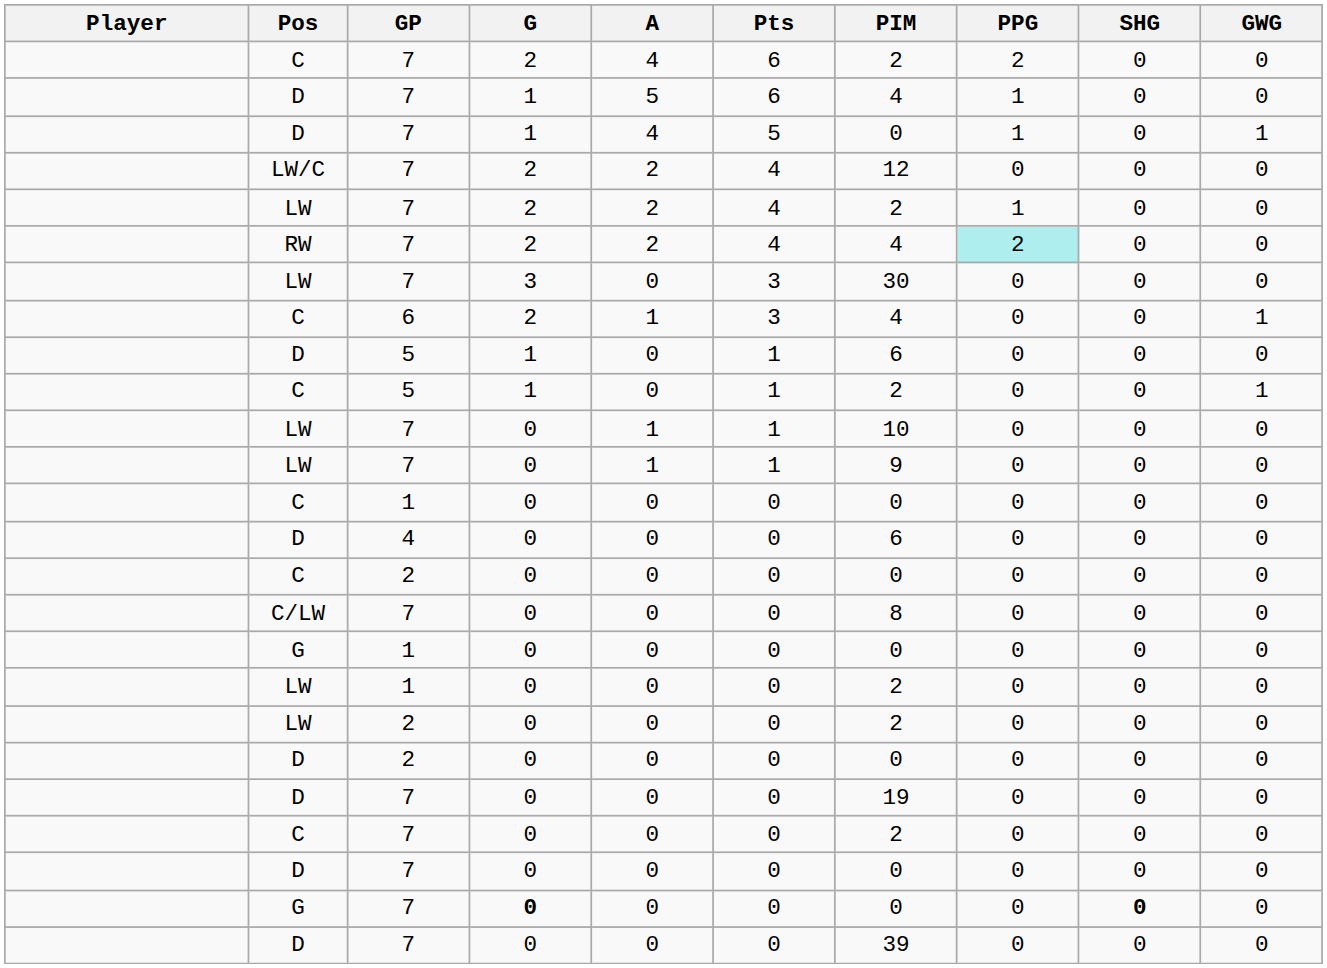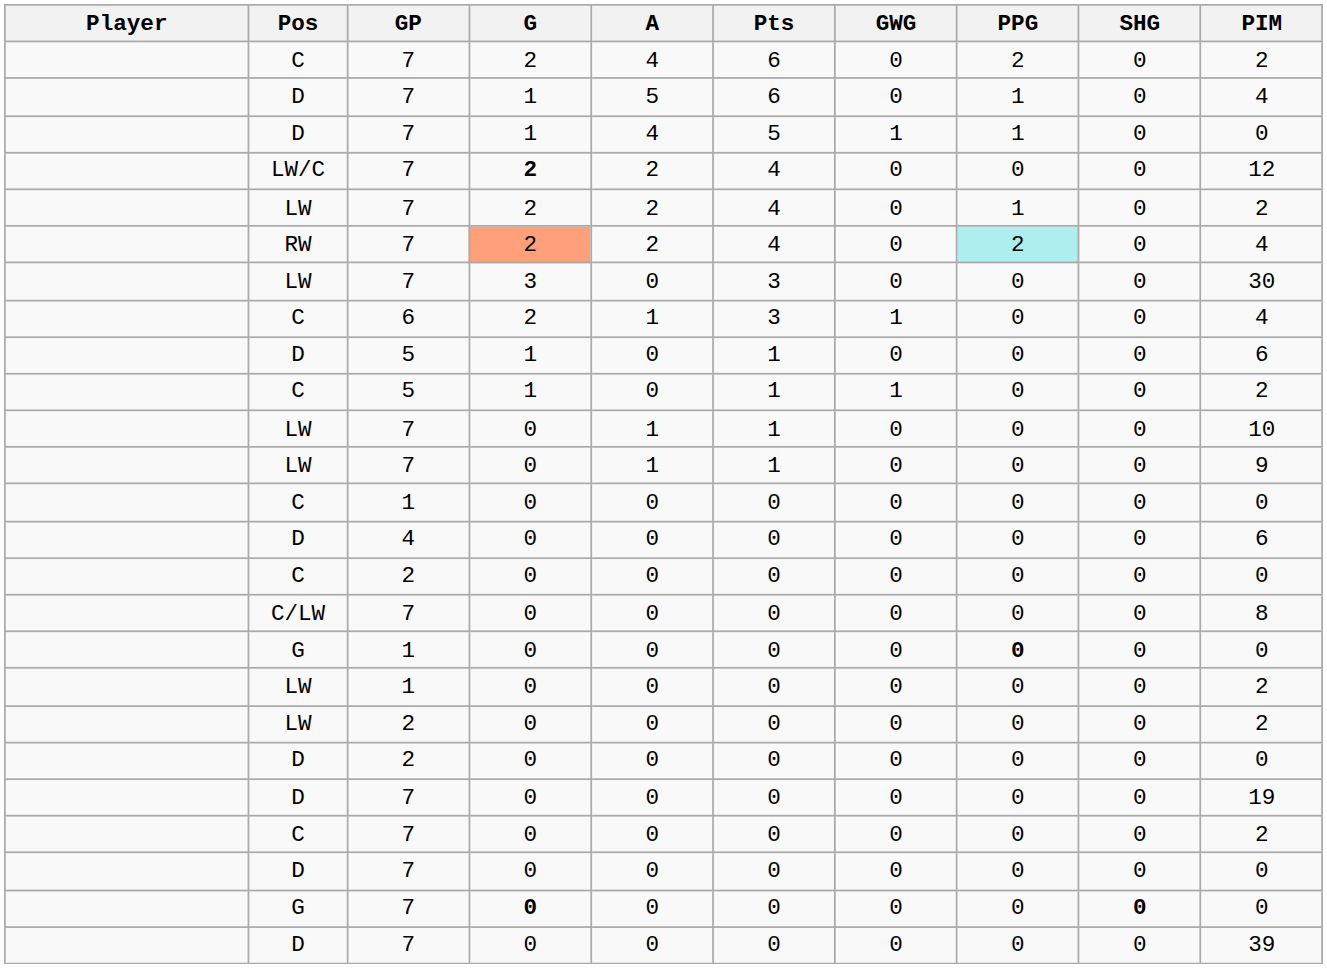columns swapped: (896, 23) <-> (1262, 23)
(530, 171) normal -> (530, 171) bold
(530, 245) no background -> (530, 245) lightsalmon background
(1018, 650) normal -> (1018, 650) bold
